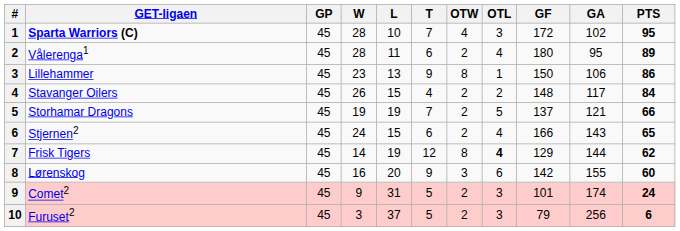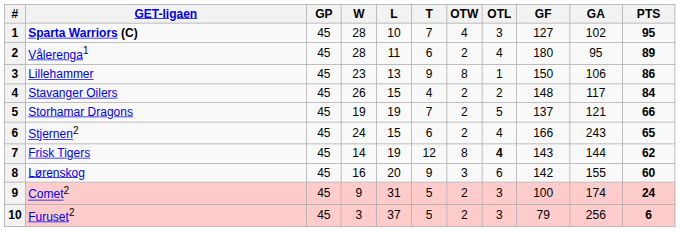(543, 33) 172 -> (543, 33) 127
(596, 133) 143 -> (596, 133) 243
(543, 153) 129 -> (543, 153) 143
(543, 193) 101 -> (543, 193) 100
